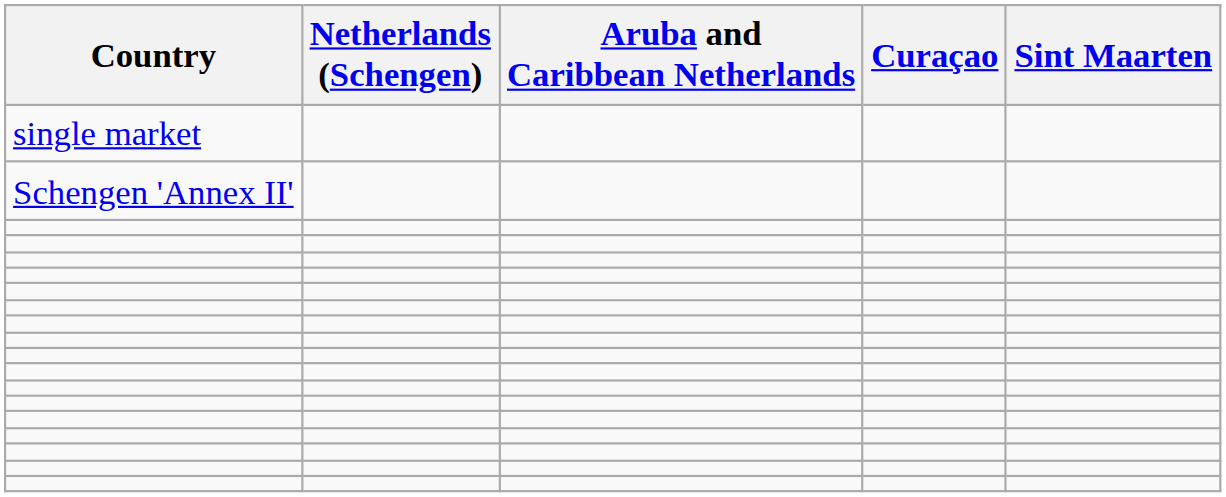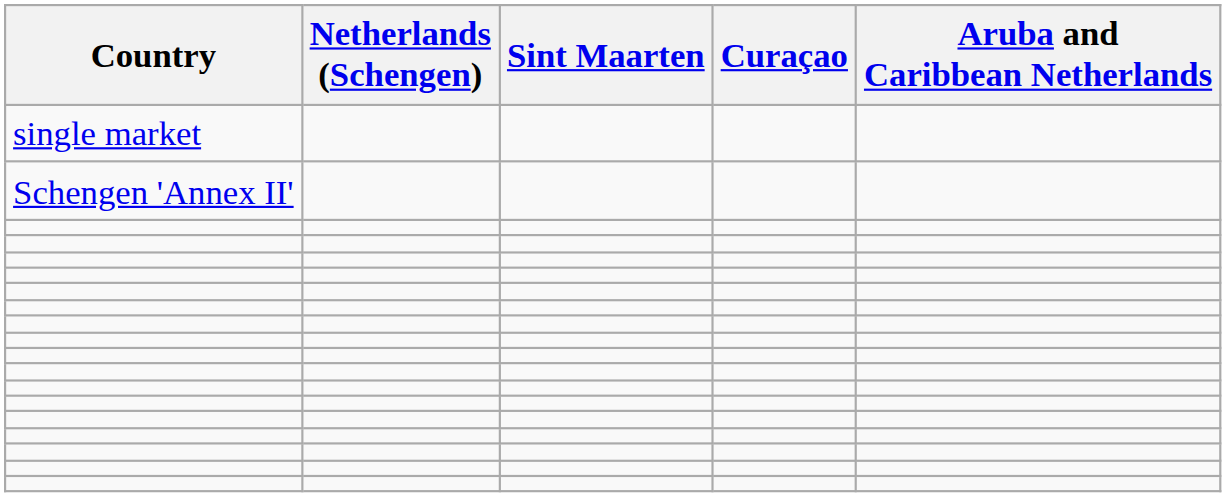columns swapped: (681, 55) <-> (1113, 55)
